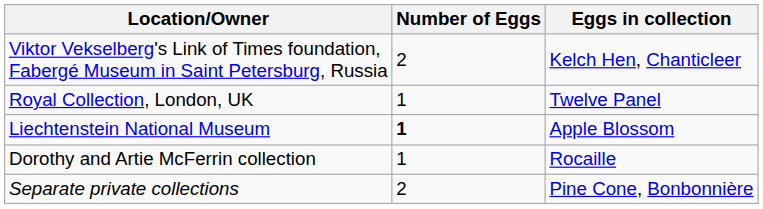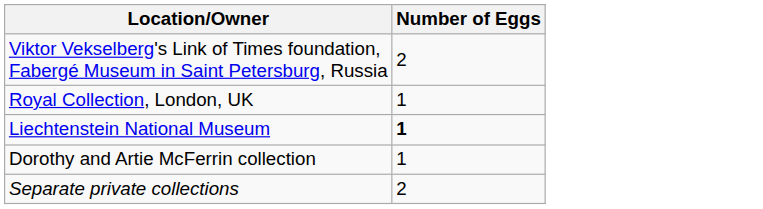- column: (651, 19)
